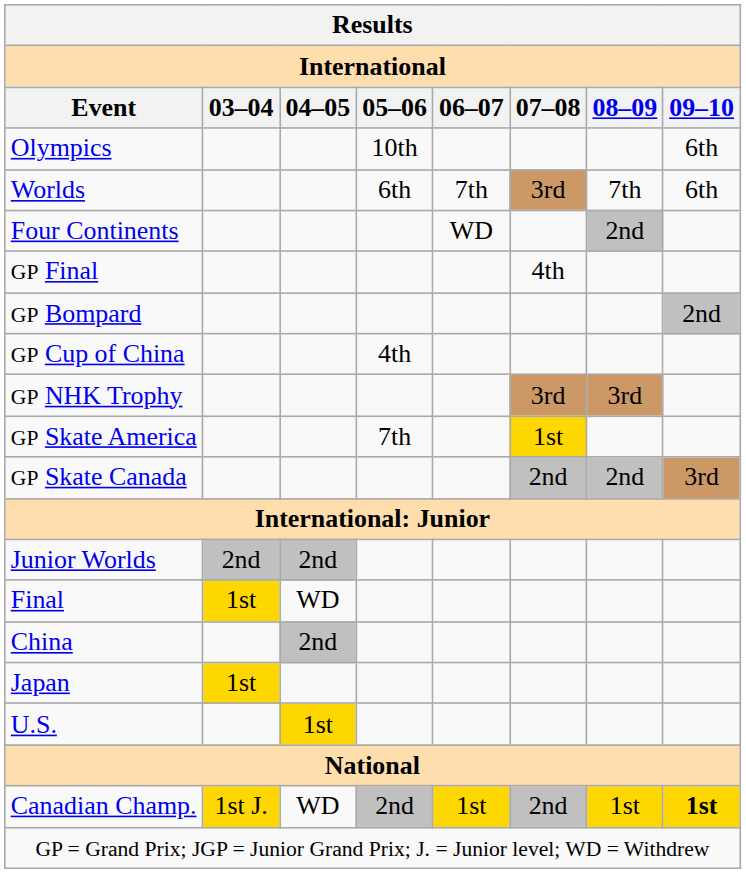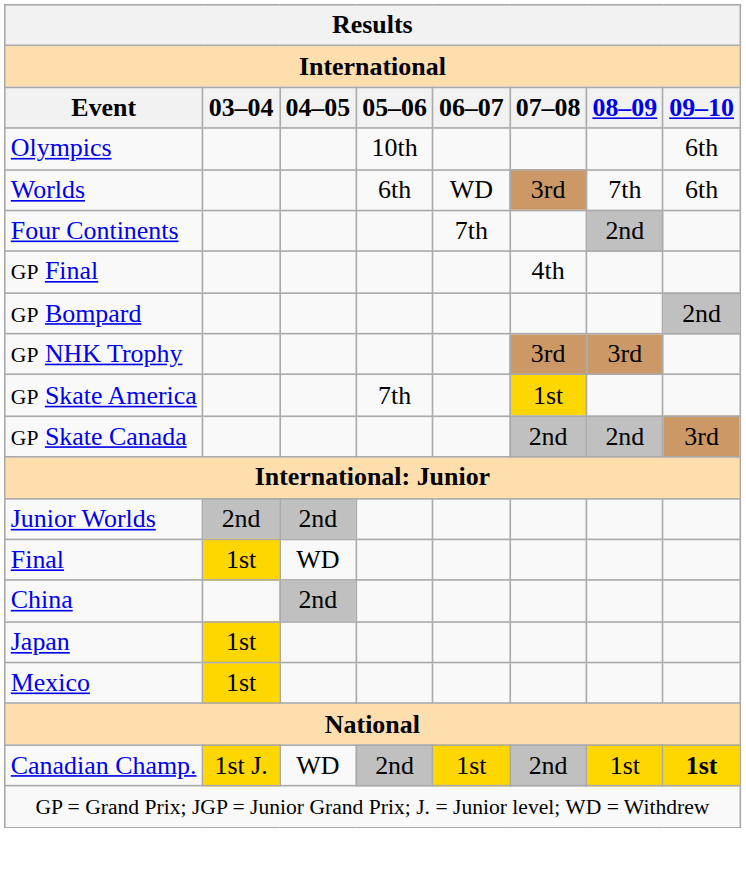(471, 189) 7th -> (471, 189) WD
(471, 230) WD -> (471, 230) 7th
- row: (98, 353)
+ row: (50, 682)
- row: (34, 723)
